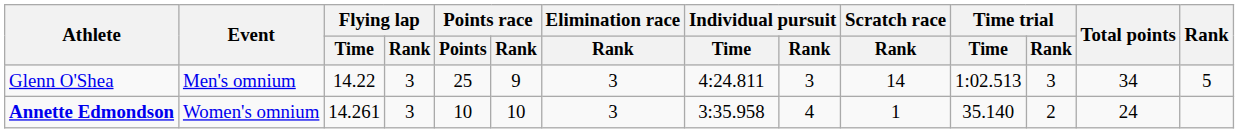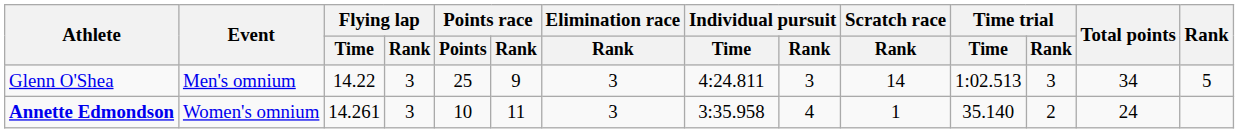(516, 112) 10 -> (516, 112) 11
